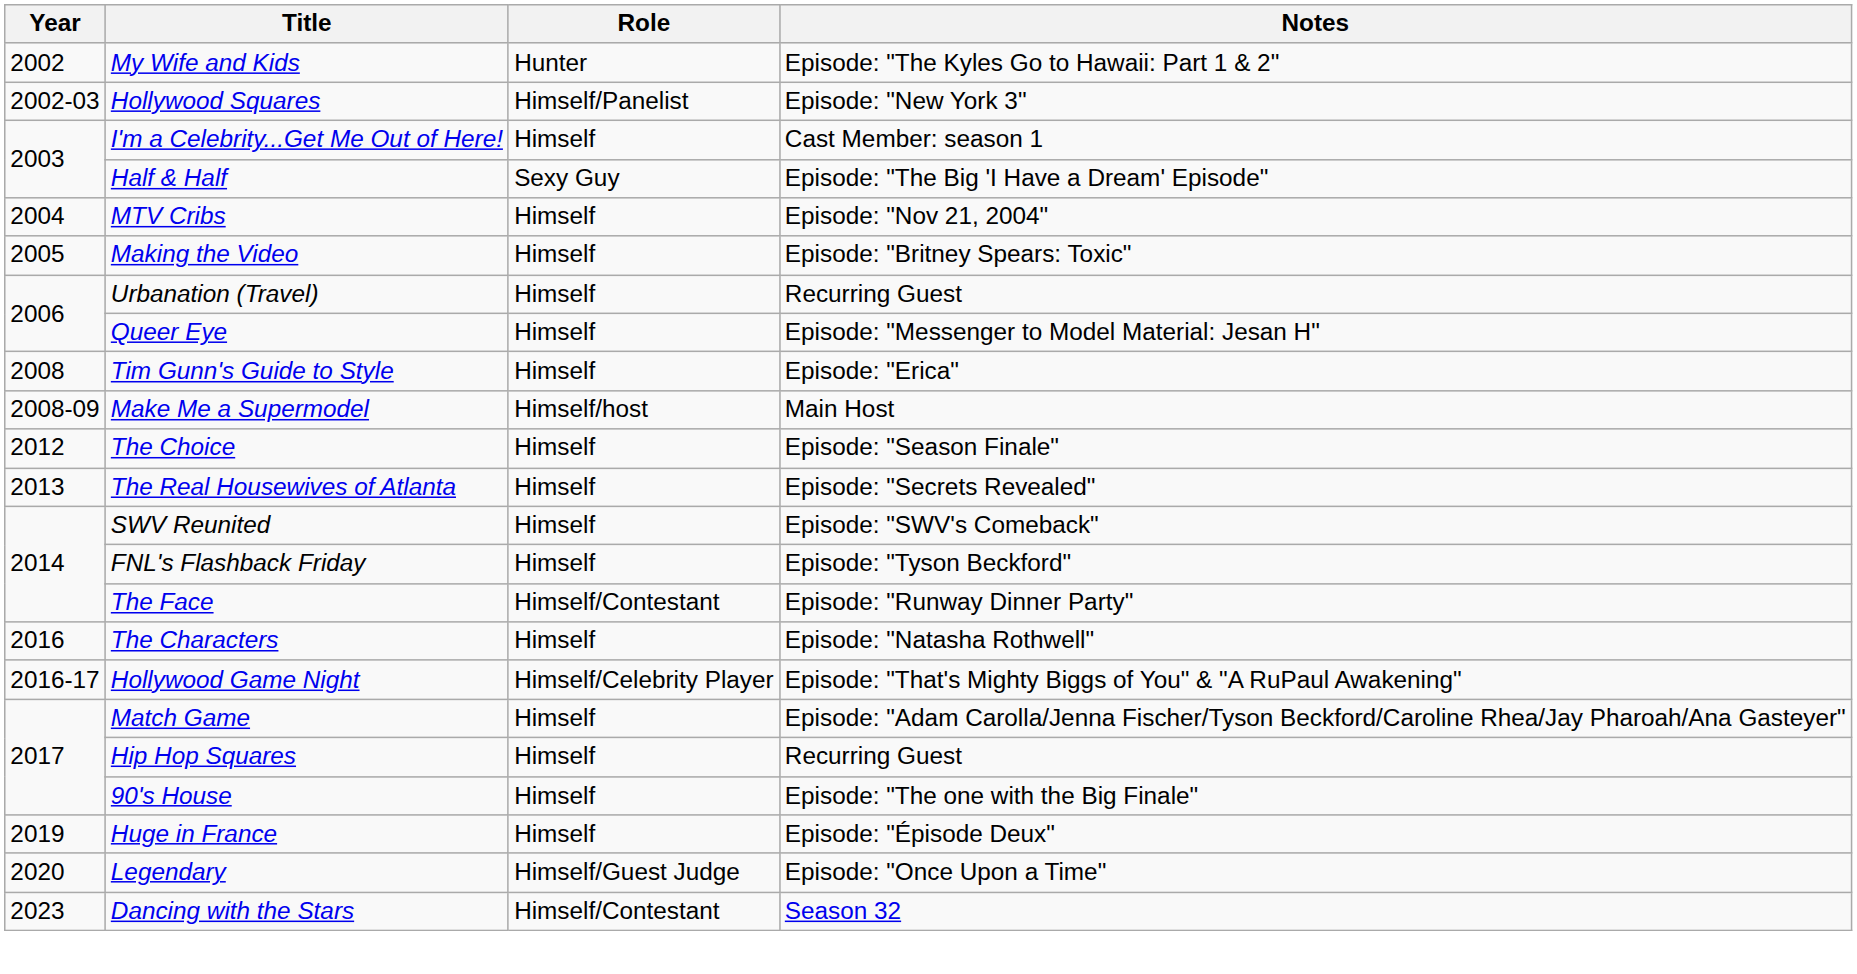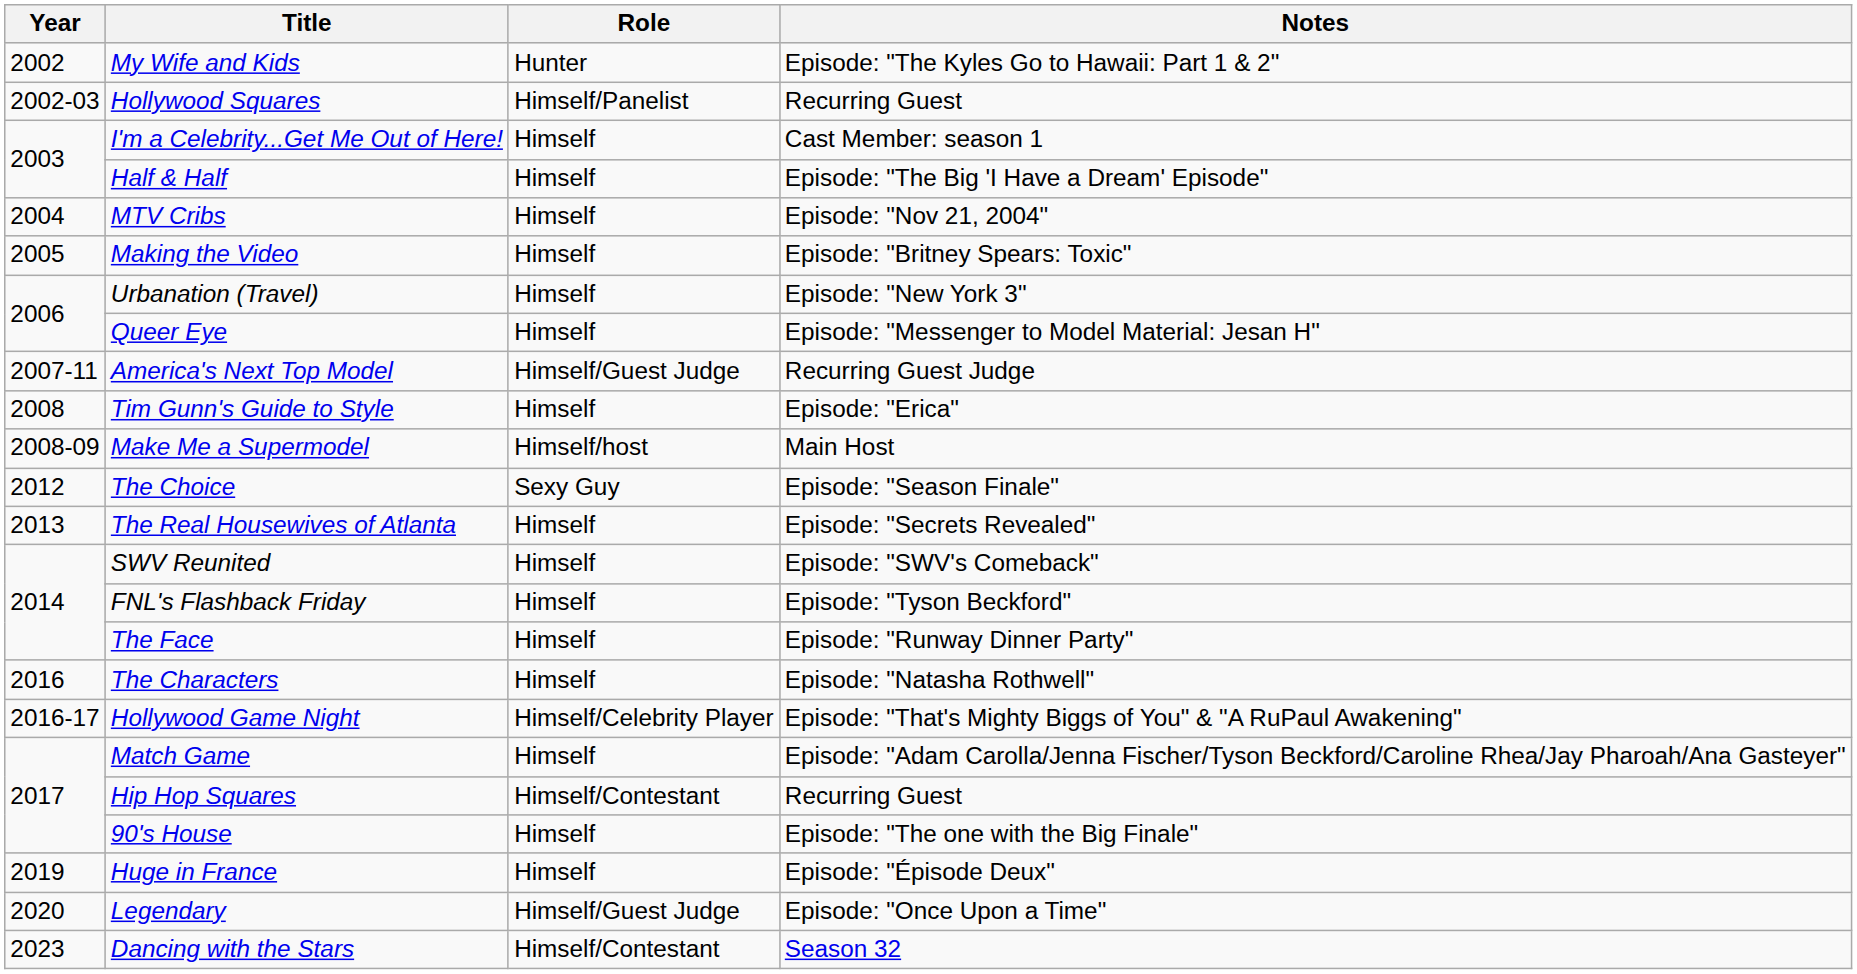(906, 100) Episode: "New York 3" -> (873, 100) Recurring Guest
(567, 178) Sexy Guy -> (555, 178) Himself
(873, 293) Recurring Guest -> (906, 293) Episode: "New York 3"
+ row: (252, 370)
(555, 448) Himself -> (567, 486) Sexy Guy
(617, 602) Himself/Contestant -> (555, 640) Himself
(555, 756) Himself -> (617, 795) Himself/Contestant
